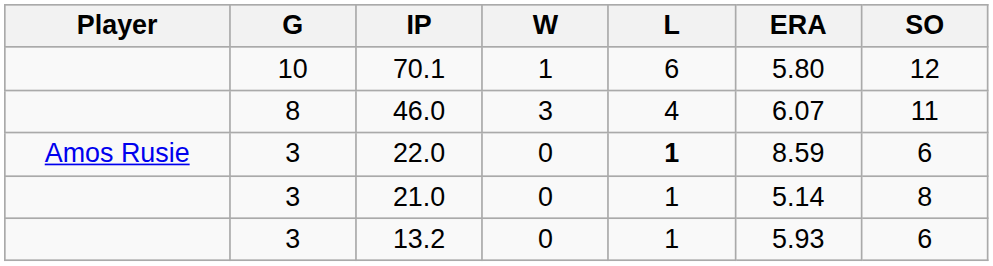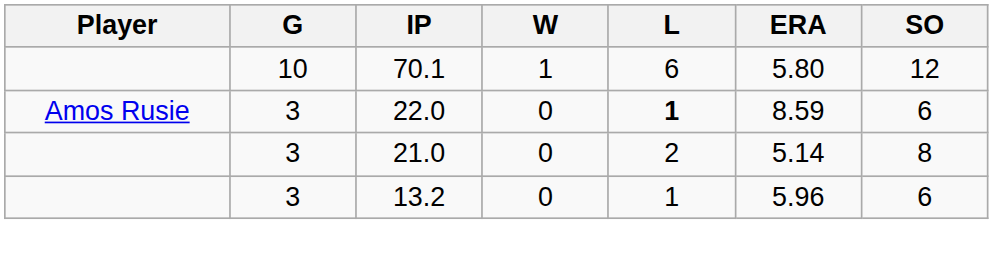- row: (419, 111)
(672, 196) 1 -> (672, 153) 2
(798, 238) 5.93 -> (798, 196) 5.96
